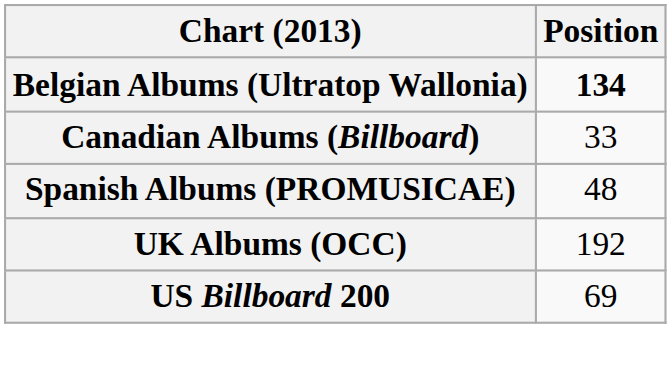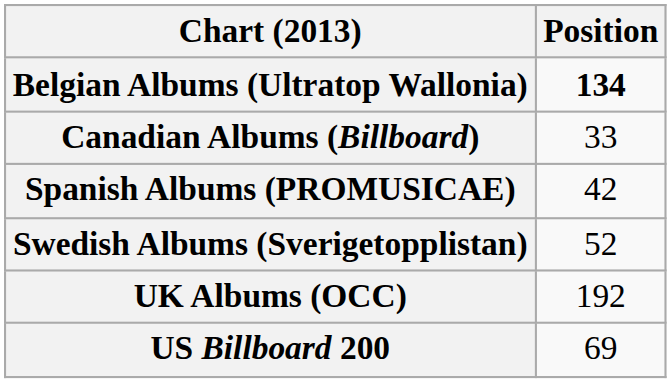(601, 190) 48 -> (601, 190) 42
+ row: (270, 243)
